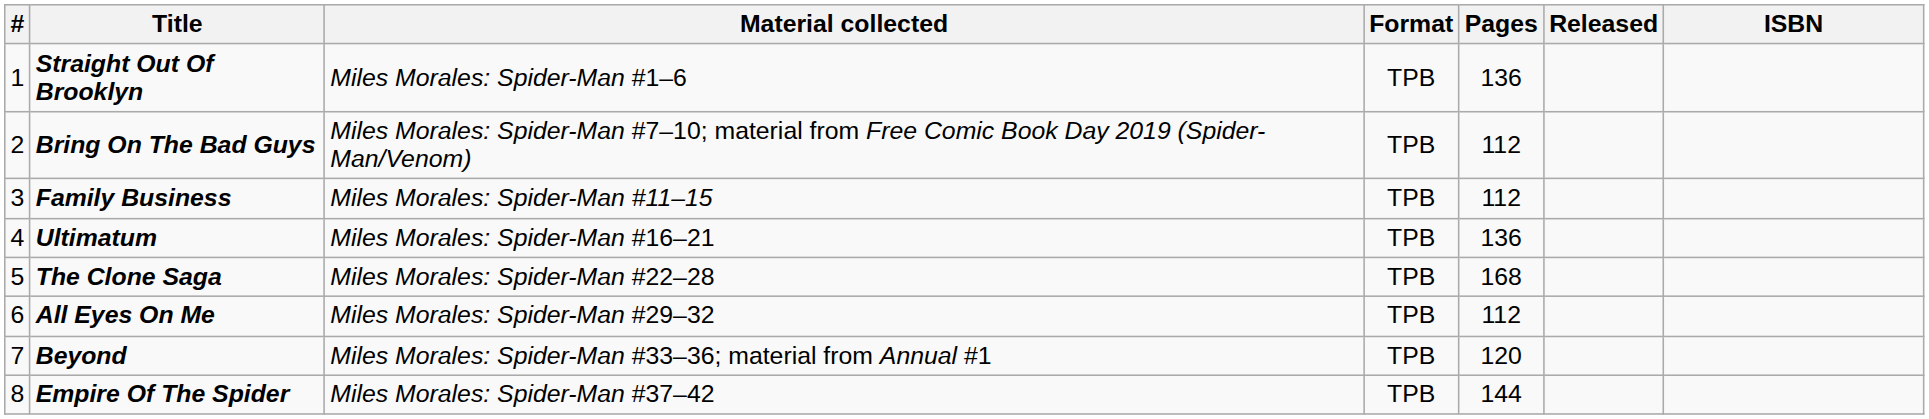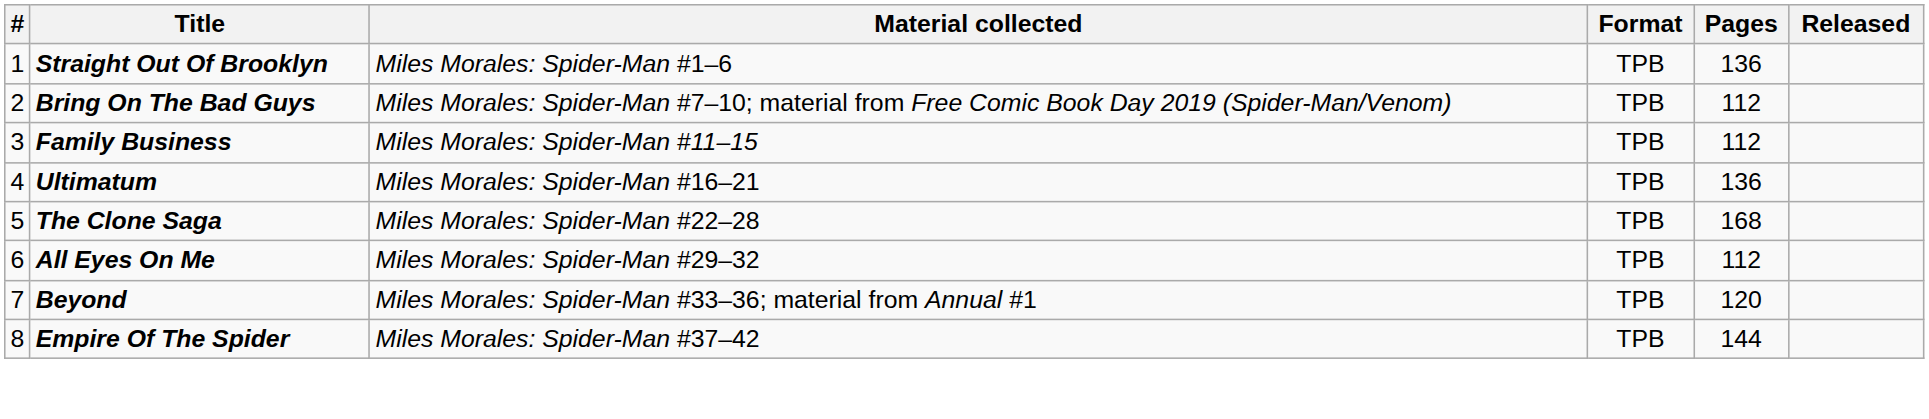- column: (1794, 24)
